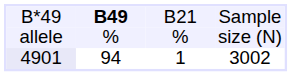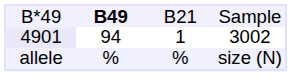rows swapped: (41, 37) <-> (41, 58)
